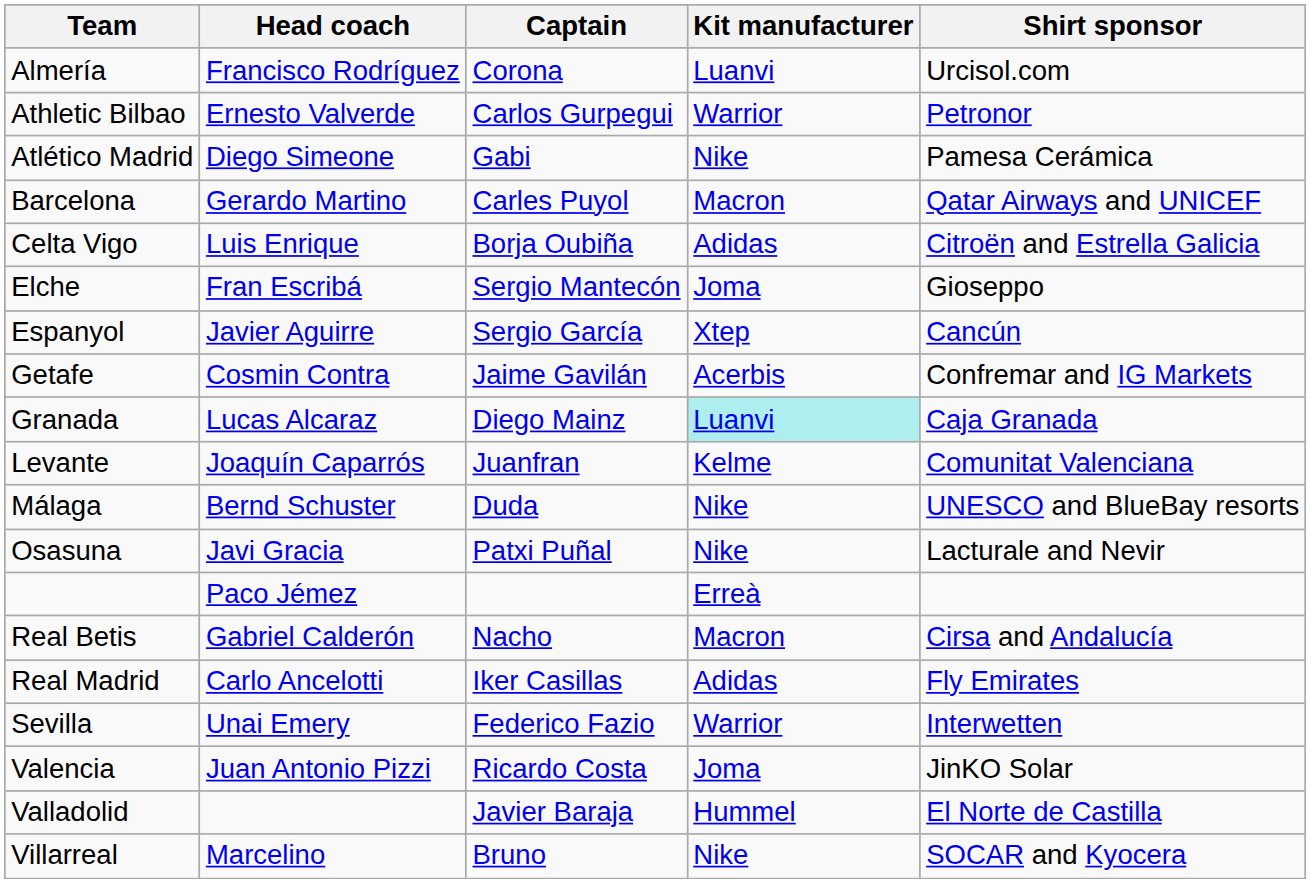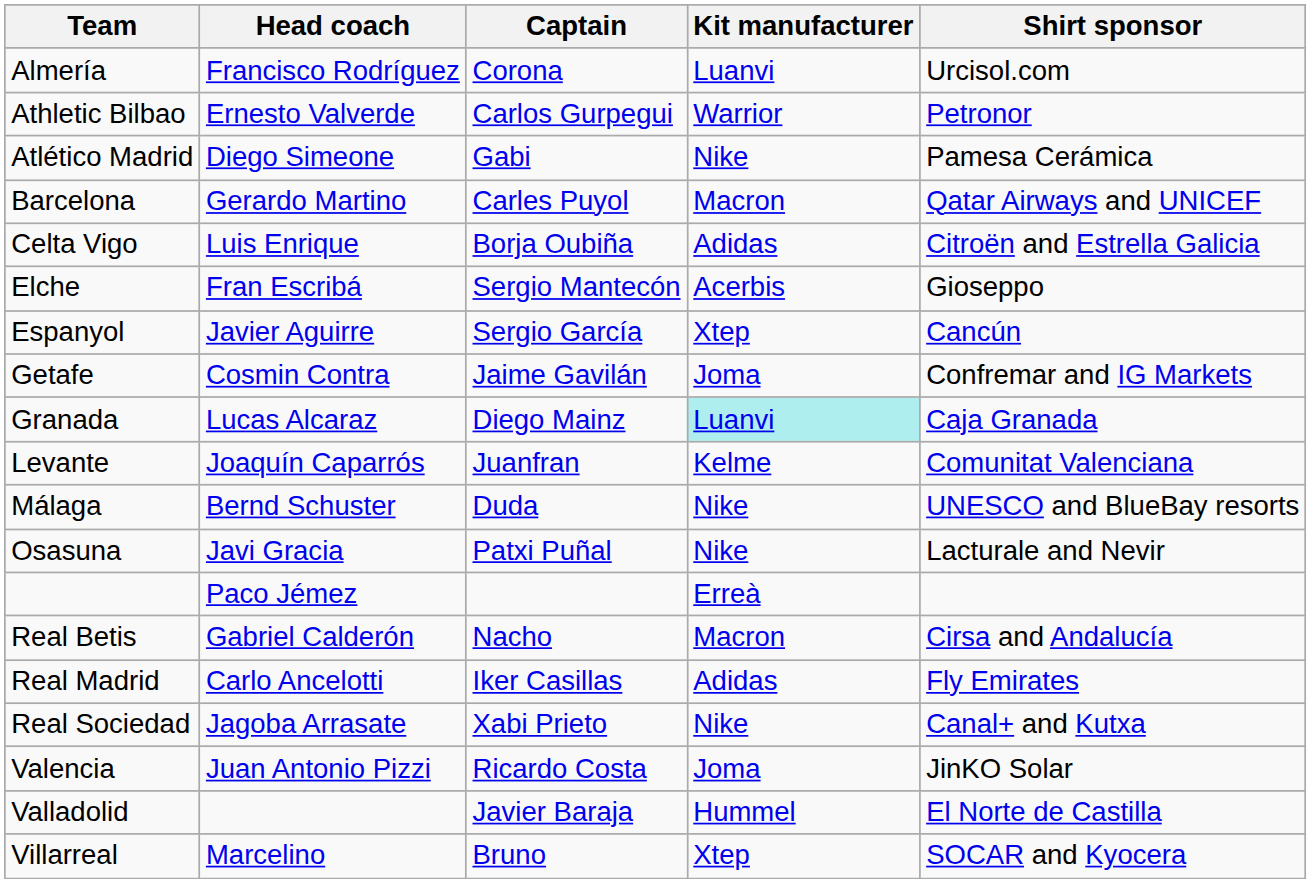(727, 288) Joma -> (739, 288) Acerbis
(739, 375) Acerbis -> (727, 375) Joma
+ row: (101, 724)
- row: (52, 724)
(721, 855) Nike -> (722, 855) Xtep
